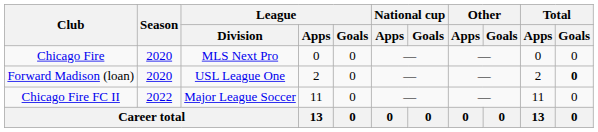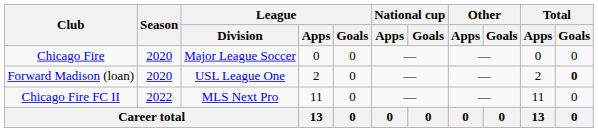(240, 55) MLS Next Pro -> (240, 55) Major League Soccer
(240, 96) Major League Soccer -> (240, 96) MLS Next Pro
